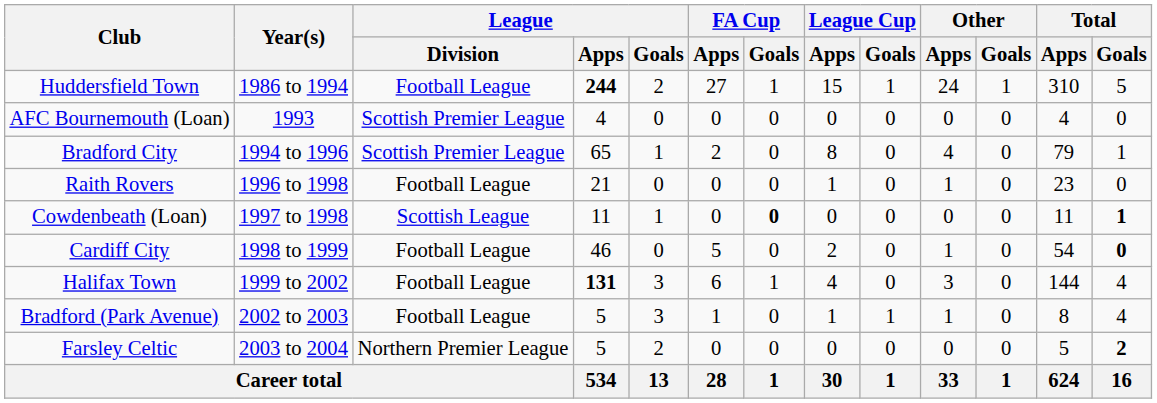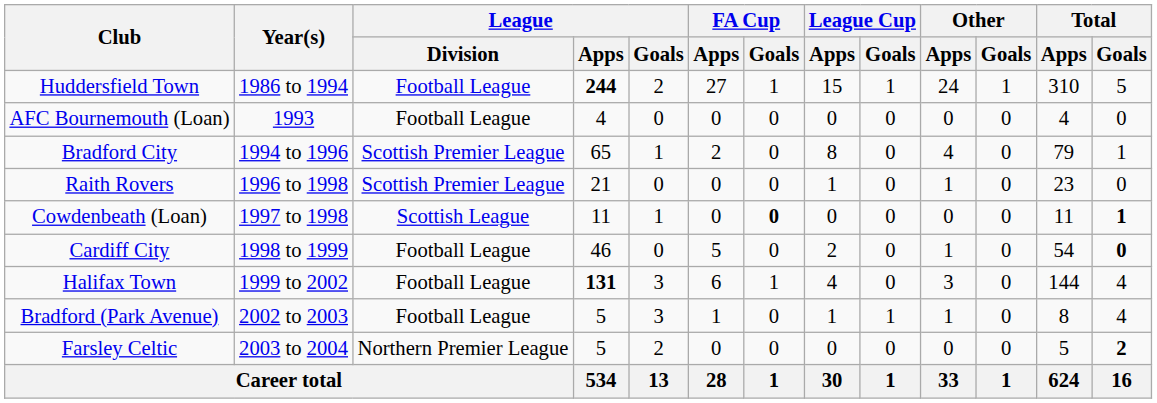(463, 119) Scottish Premier League -> (463, 119) Football League
(463, 184) Football League -> (463, 184) Scottish Premier League
